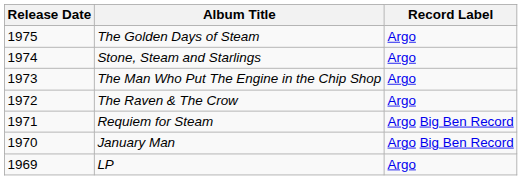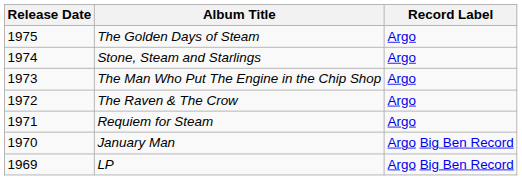(451, 121) Argo Big Ben Record -> (402, 121) Argo
(402, 164) Argo -> (451, 164) Argo Big Ben Record
